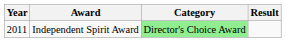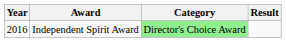(17, 29) 2011 -> (17, 29) 2016
